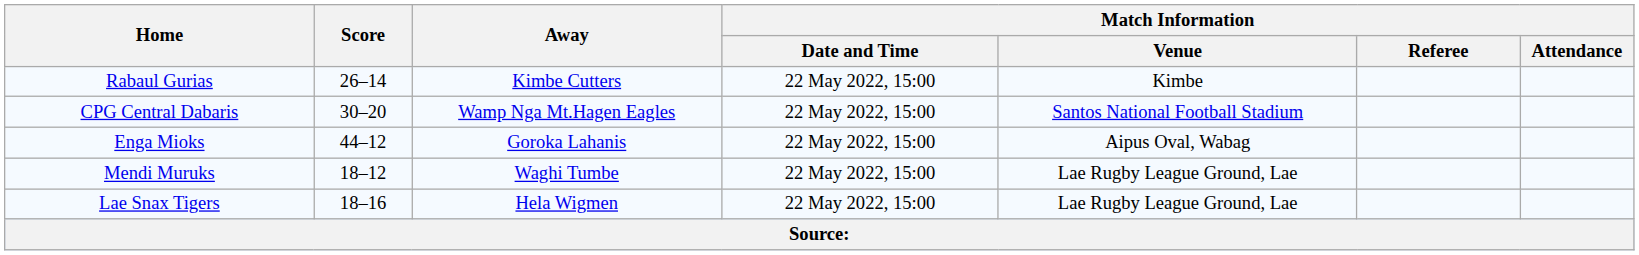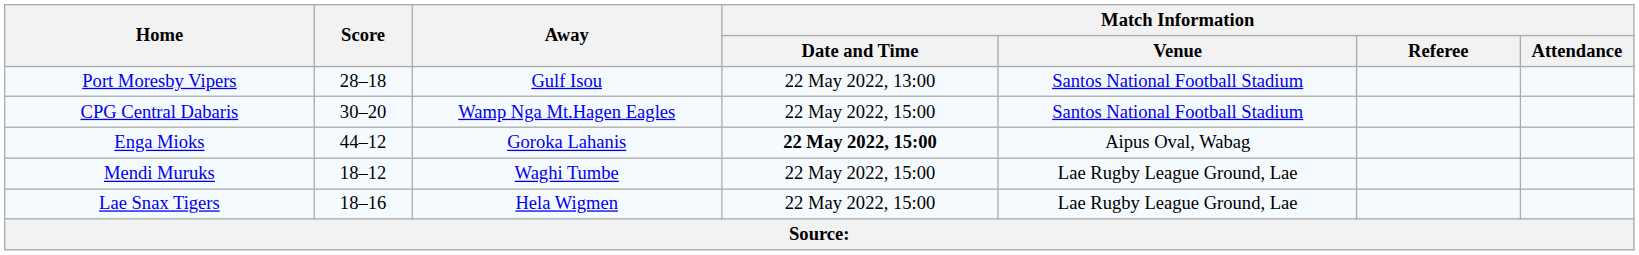- row: (159, 81)
+ row: (159, 81)
(860, 142) normal -> (860, 142) bold
